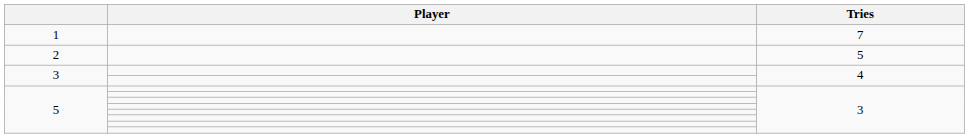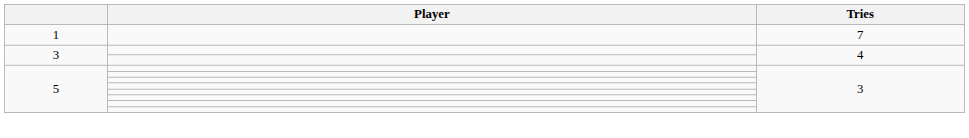- row: (56, 55)
